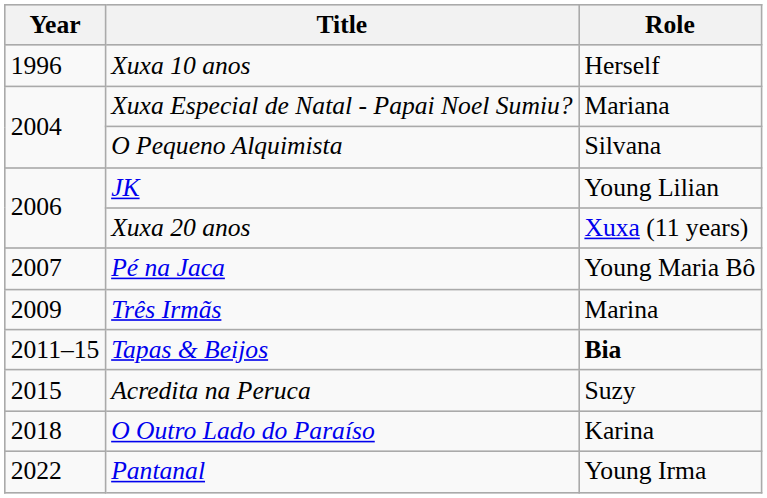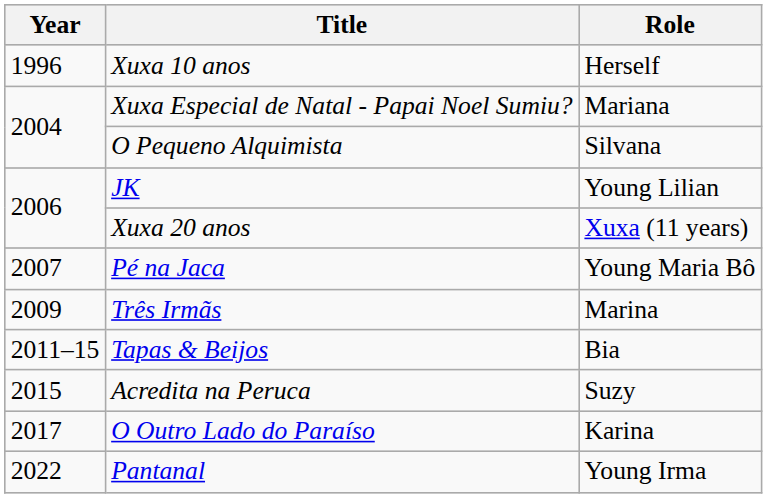(603, 349) bold -> (602, 349) normal
(36, 430) 2018 -> (36, 430) 2017
